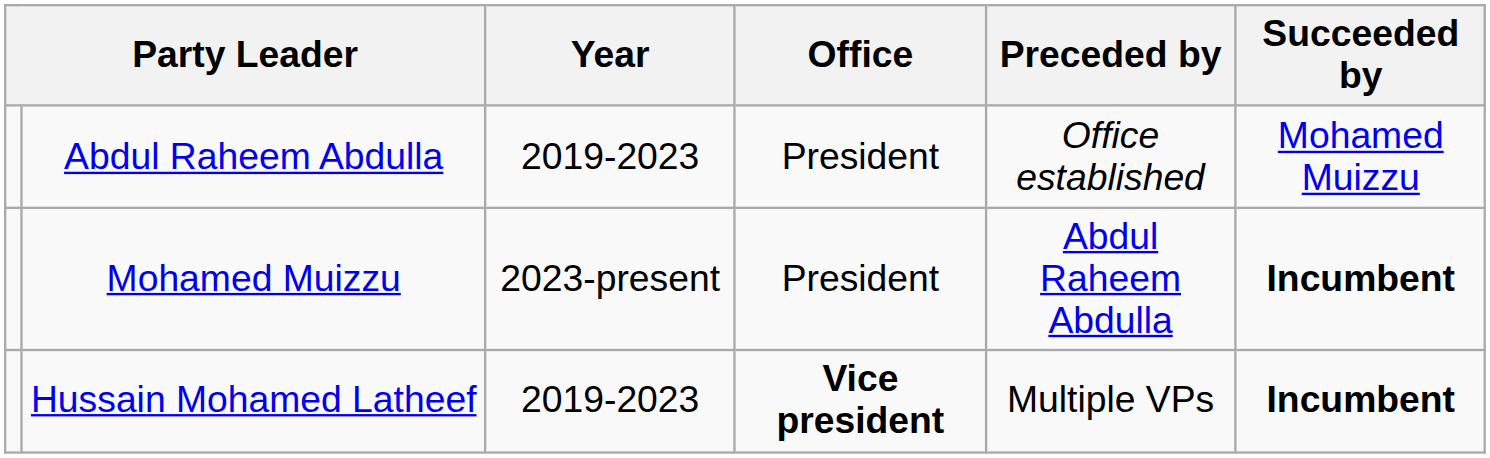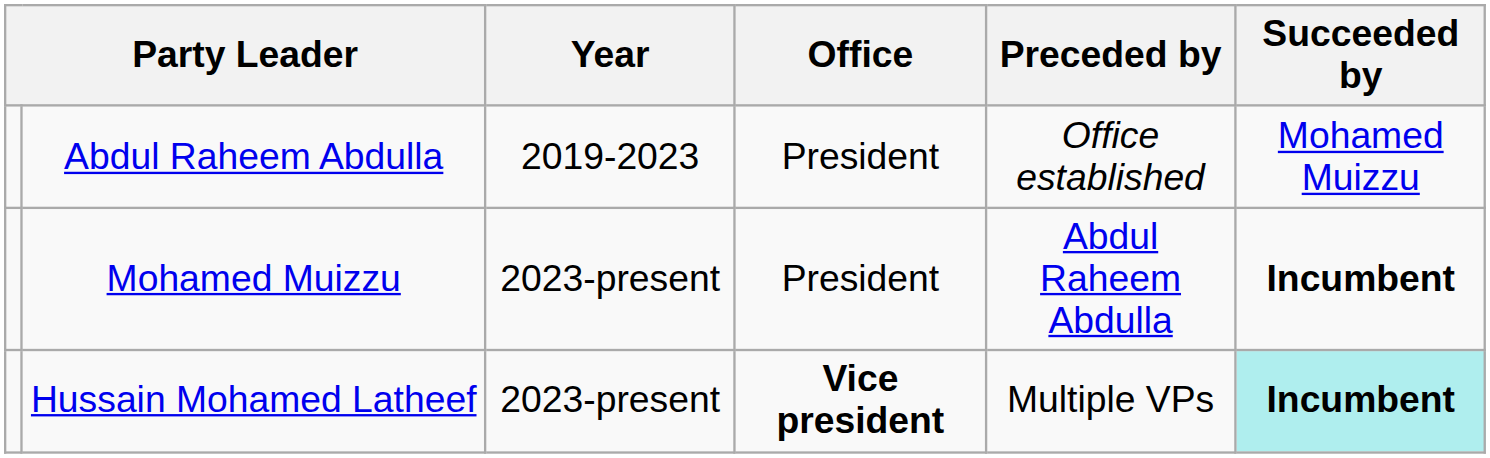(610, 400) 2019-2023 -> (610, 400) 2023-present
(1361, 400) no background -> (1361, 400) paleturquoise background
